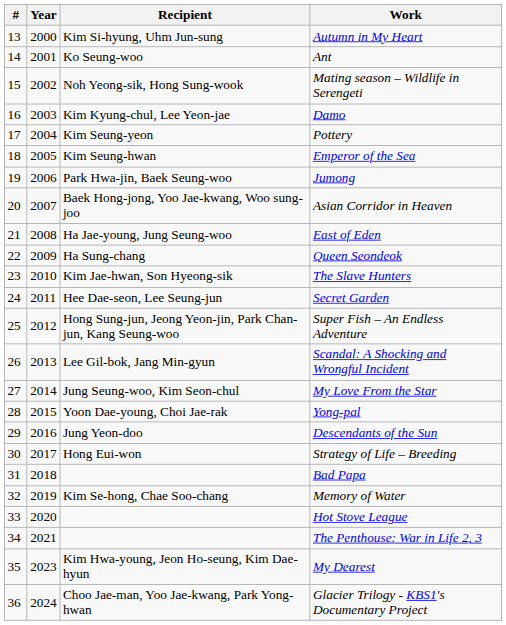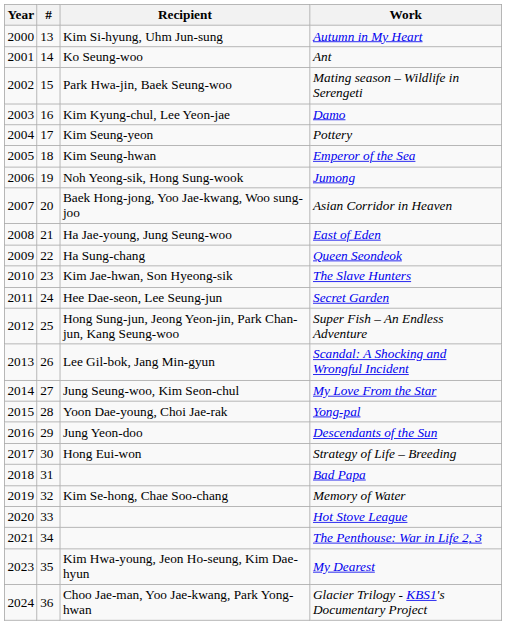columns swapped: (16, 15) <-> (43, 15)
(153, 85) Noh Yeong-sik, Hong Sung-wook -> (147, 85) Park Hwa-jin, Baek Seung-woo
(147, 177) Park Hwa-jin, Baek Seung-woo -> (153, 177) Noh Yeong-sik, Hong Sung-wook
